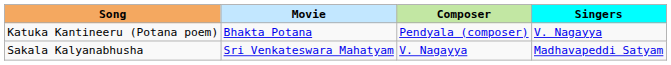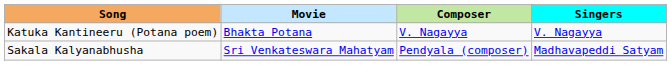(464, 32) Pendyala (composer) -> (433, 32) V. Nagayya
(433, 51) V. Nagayya -> (464, 51) Pendyala (composer)
